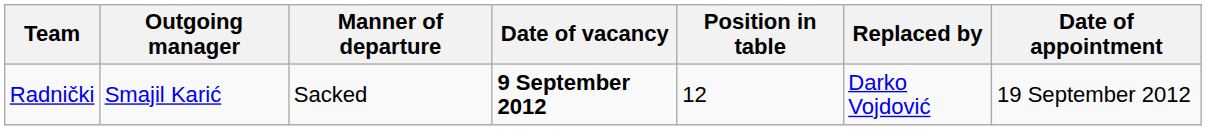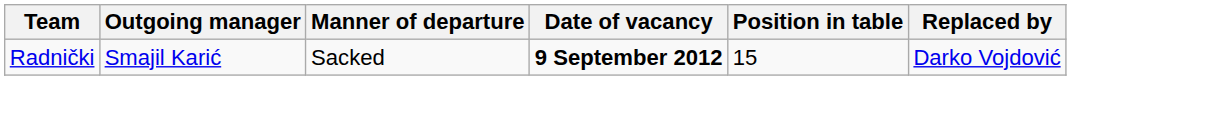- column: (1096, 34)
(695, 94) 12 -> (745, 57) 15
